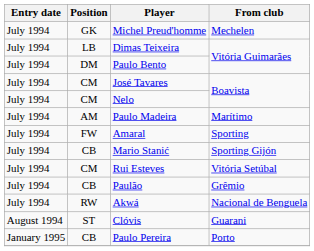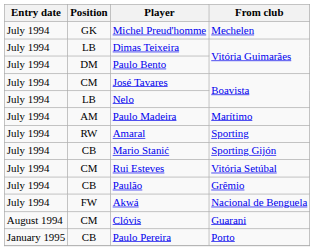(89, 99) CM -> (89, 99) LB
(89, 133) FW -> (89, 133) RW
(89, 202) RW -> (89, 202) FW
(89, 220) ST -> (89, 220) CM
